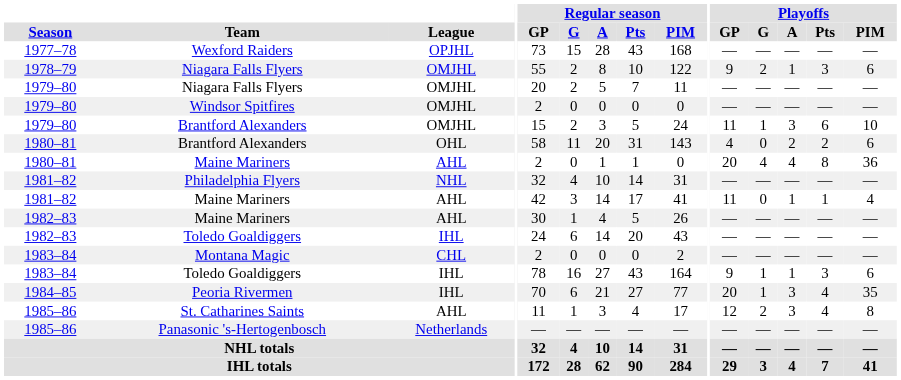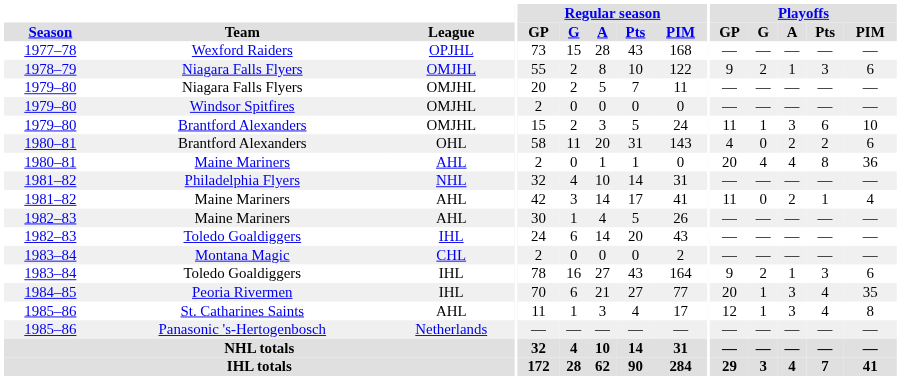(792, 199) 1 -> (792, 199) 2
(763, 273) 1 -> (763, 273) 2
(763, 310) 2 -> (763, 310) 1
